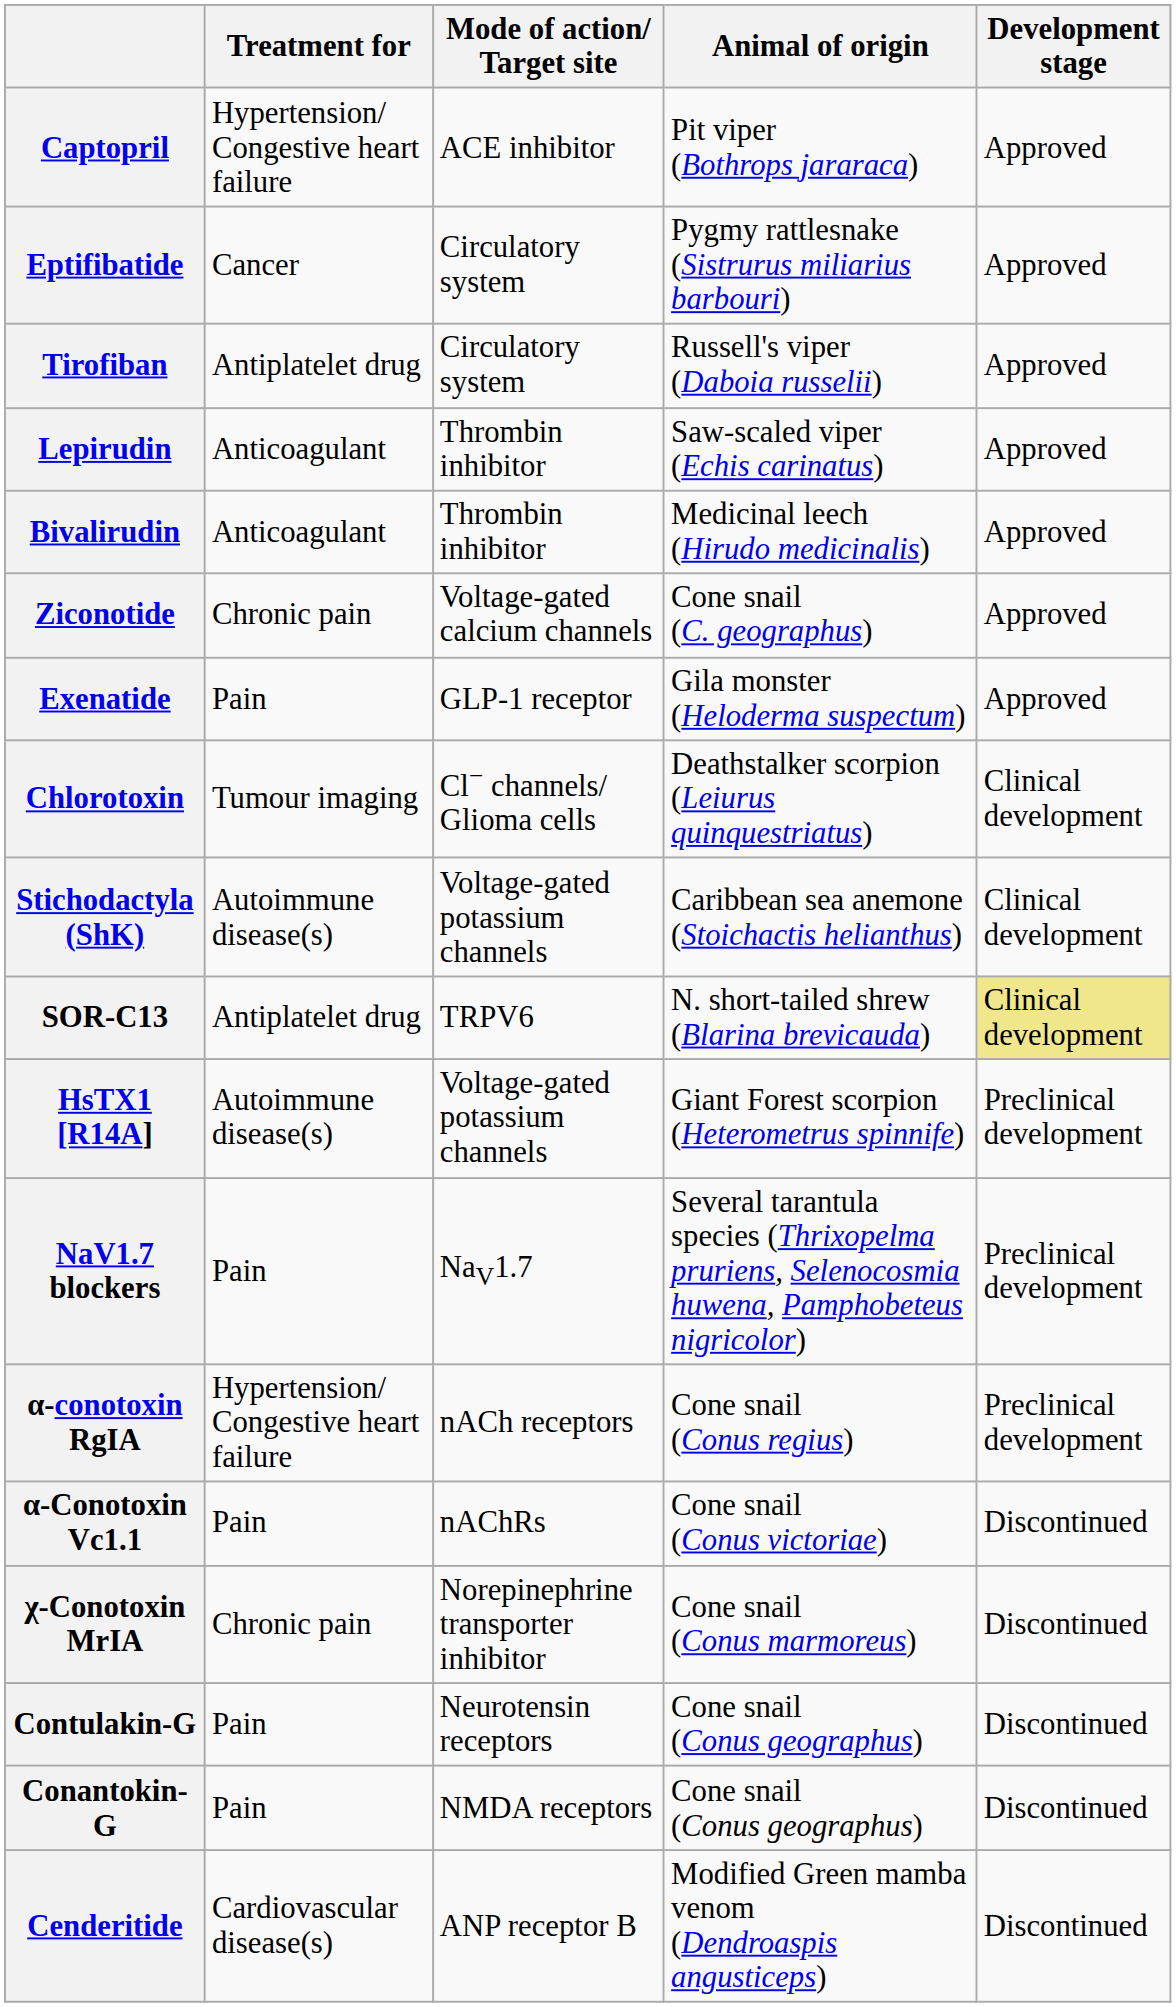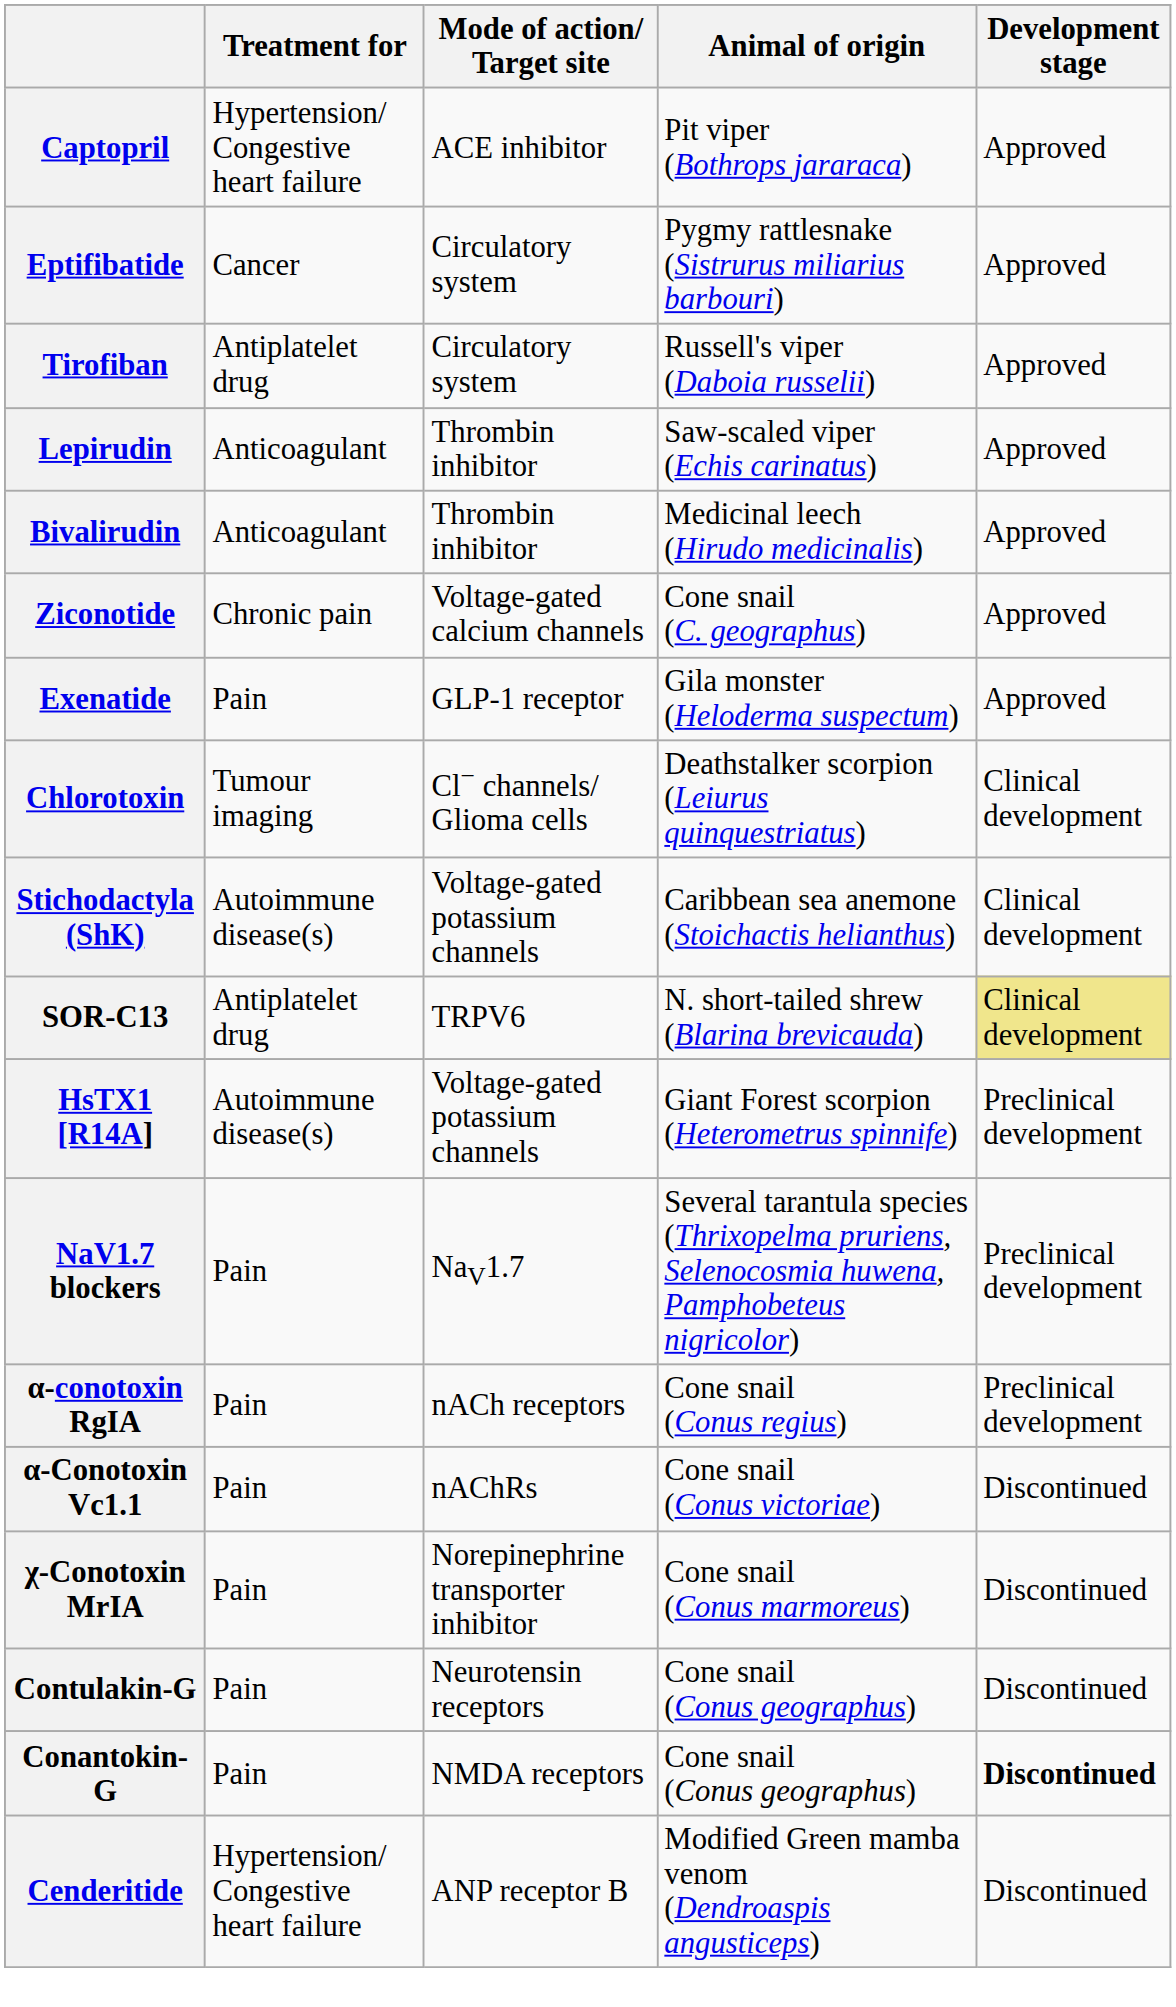(316, 1422) Hypertension/ Congestive heart failure -> (240, 1405) Pain
(292, 1623) Chronic pain -> (240, 1589) Pain
(1066, 1807) normal -> (1070, 1772) bold
(305, 1925) Cardiovascular disease(s) -> (300, 1890) Hypertension/ Congestive heart failure
